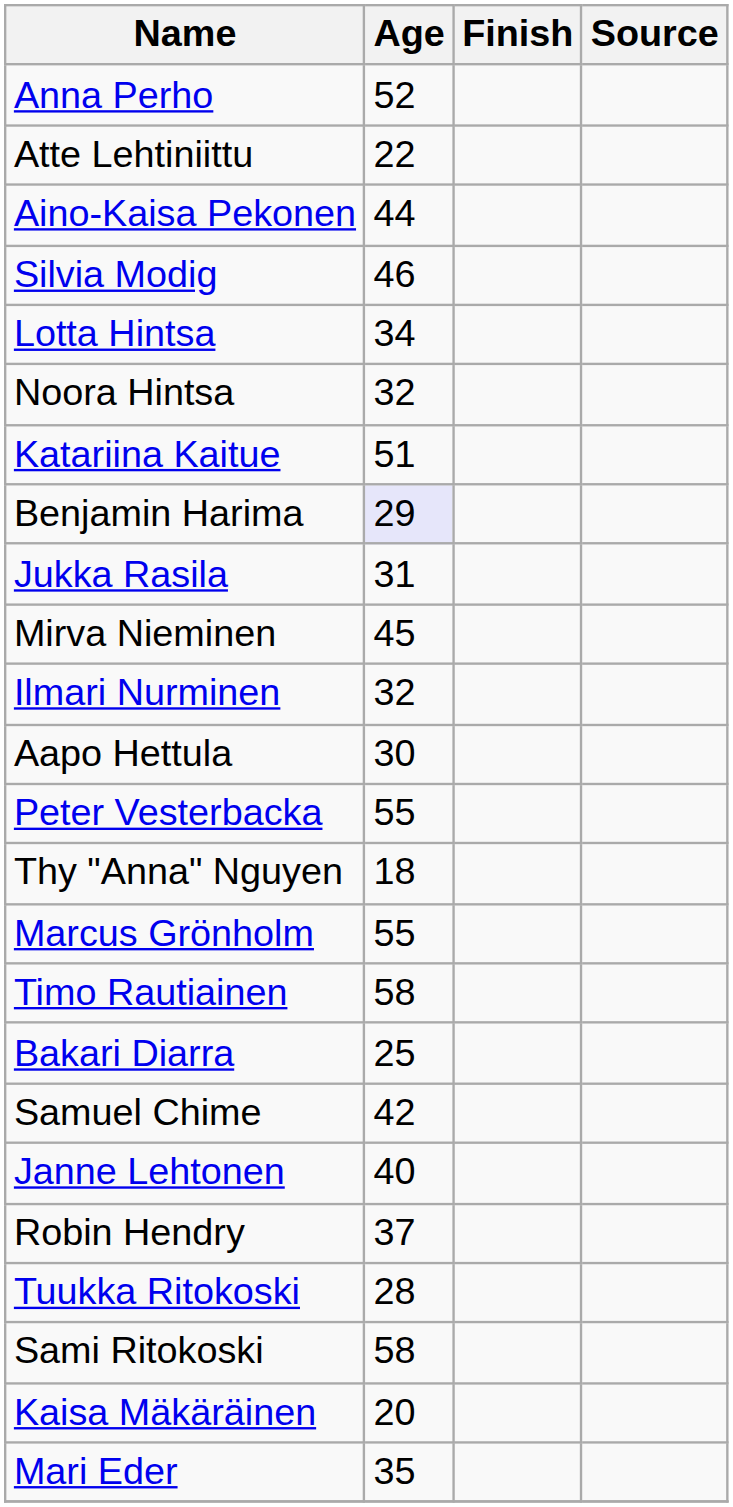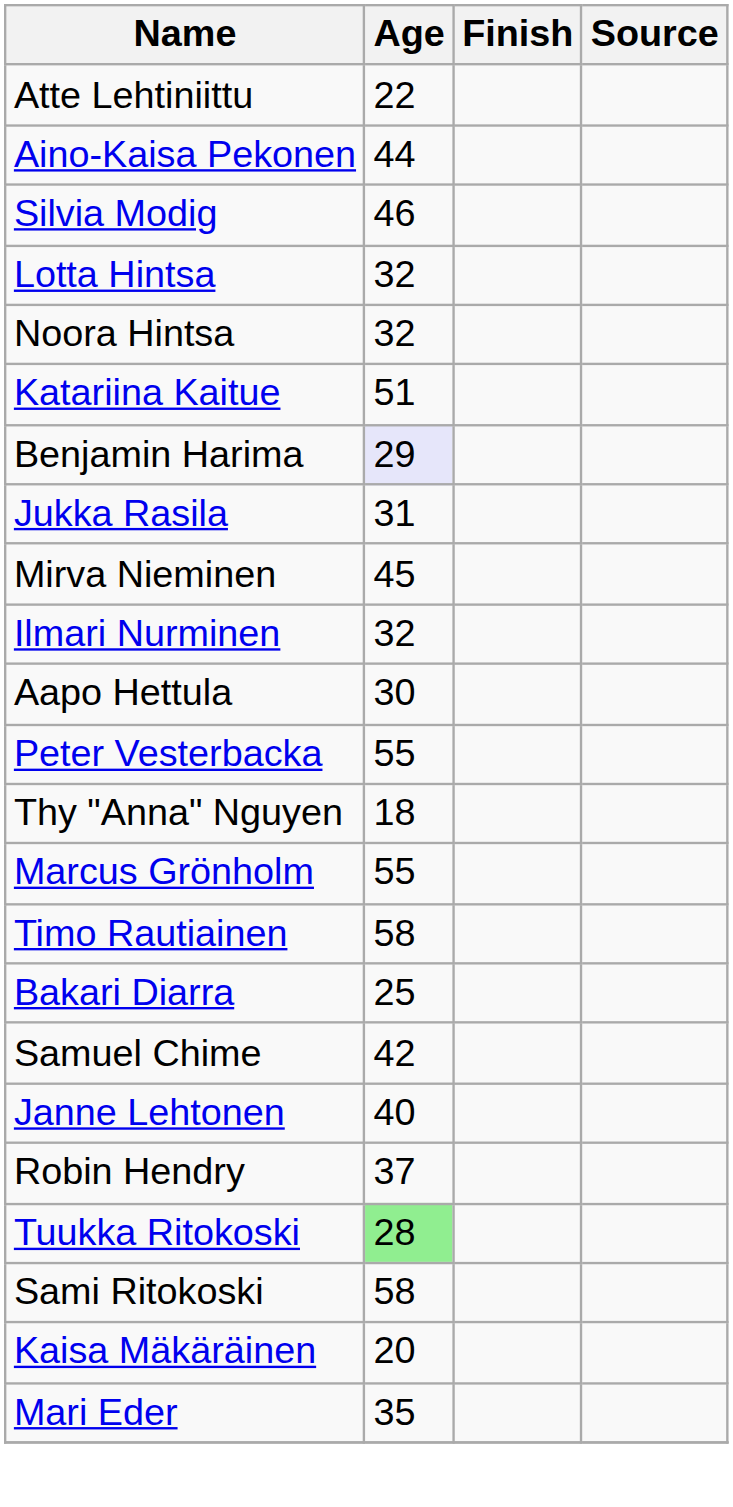- row: (114, 94)
(394, 333) 34 -> (394, 273) 32
(394, 1292) no background -> (394, 1232) lightgreen background
